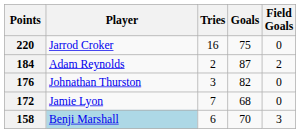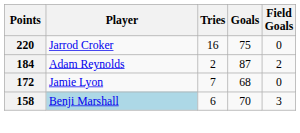- row: (25, 82)
